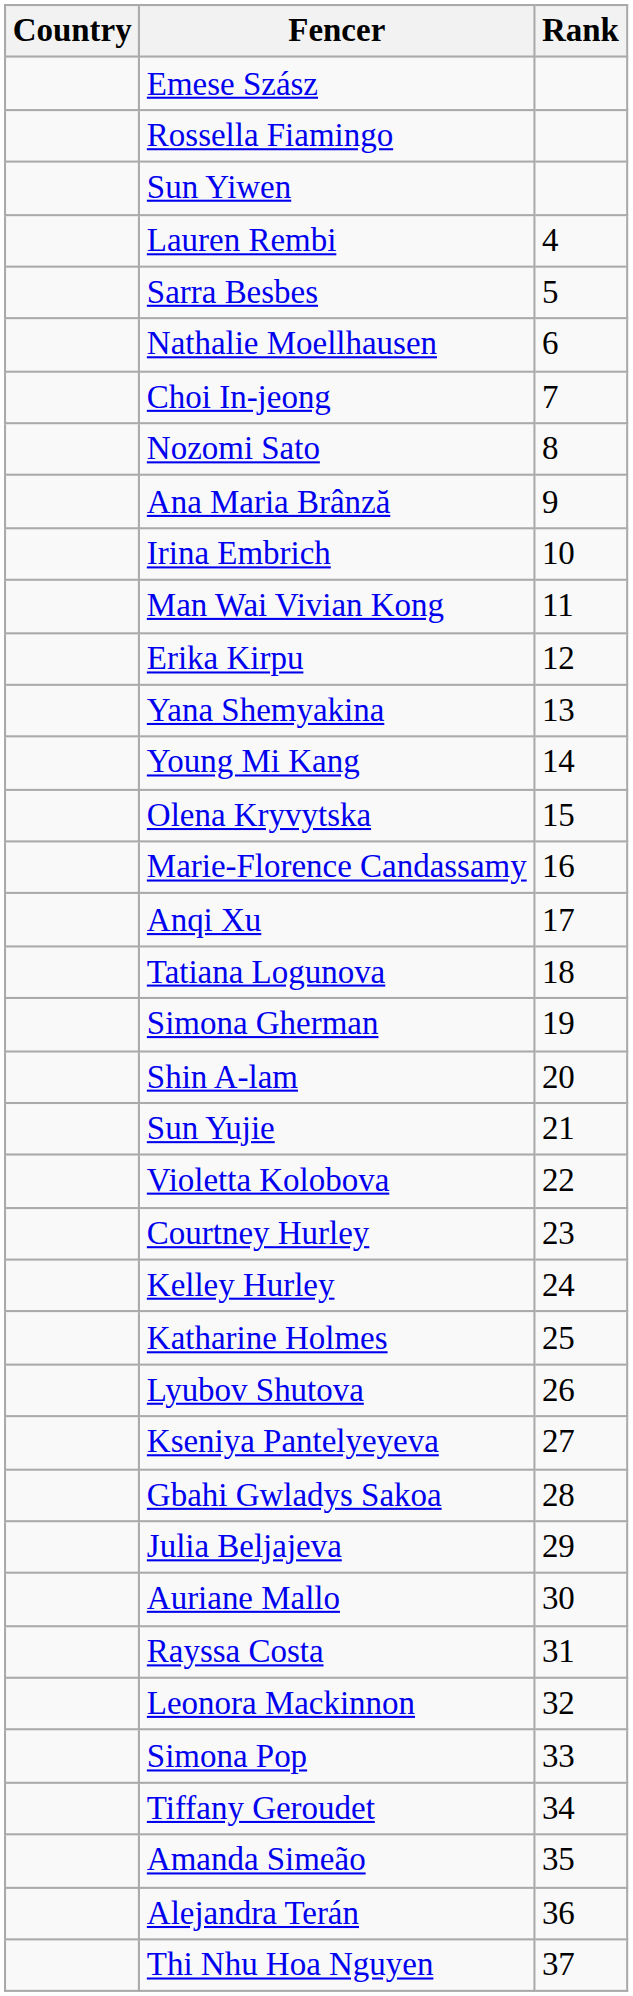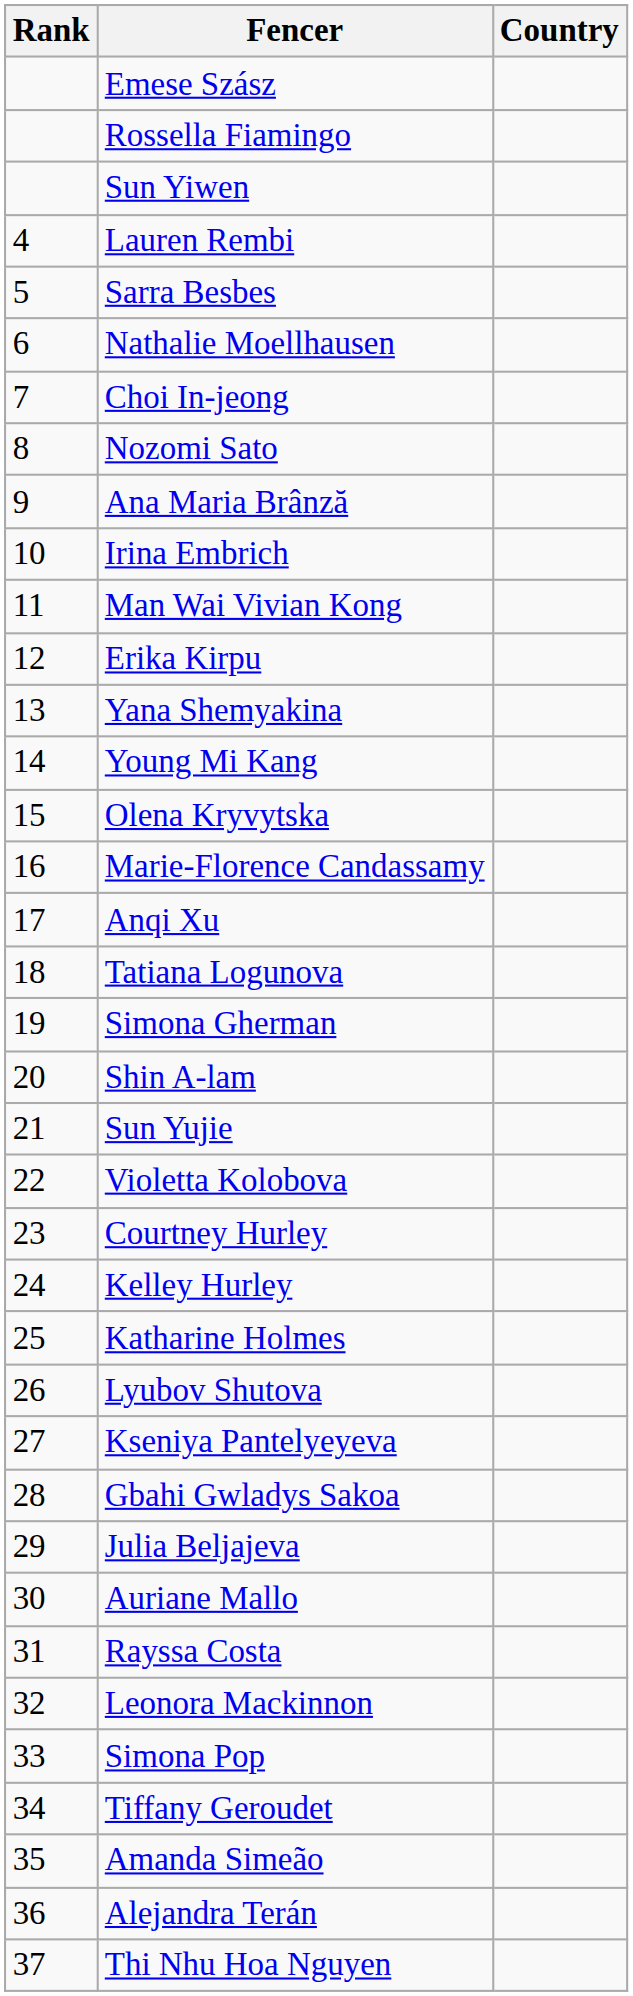columns swapped: (580, 30) <-> (72, 30)
